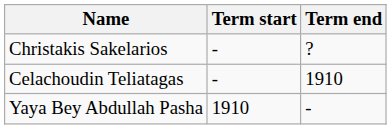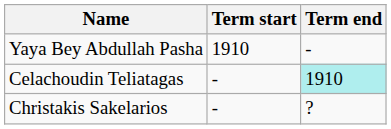rows swapped: (88, 49) <-> (106, 108)
(324, 78) no background -> (324, 78) paleturquoise background
